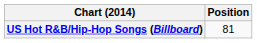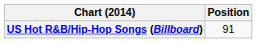(228, 29) 81 -> (228, 29) 91
